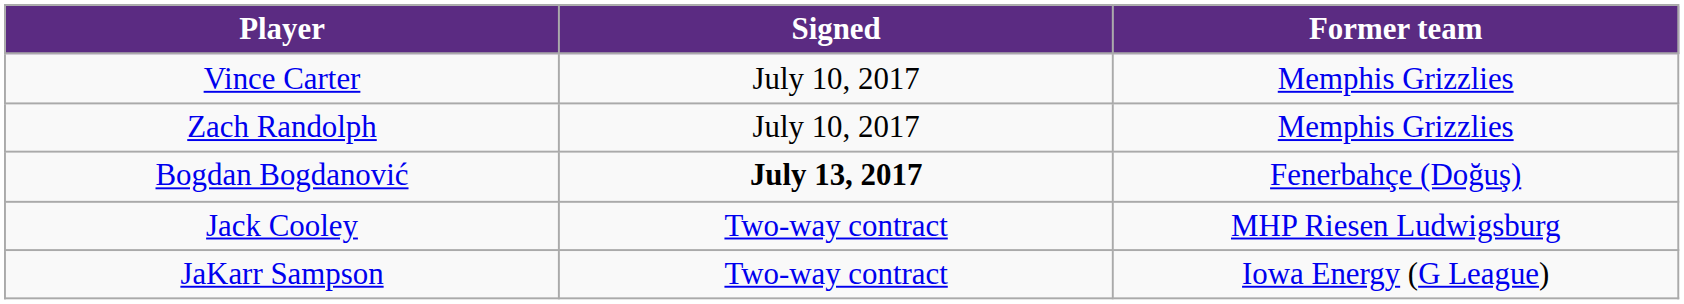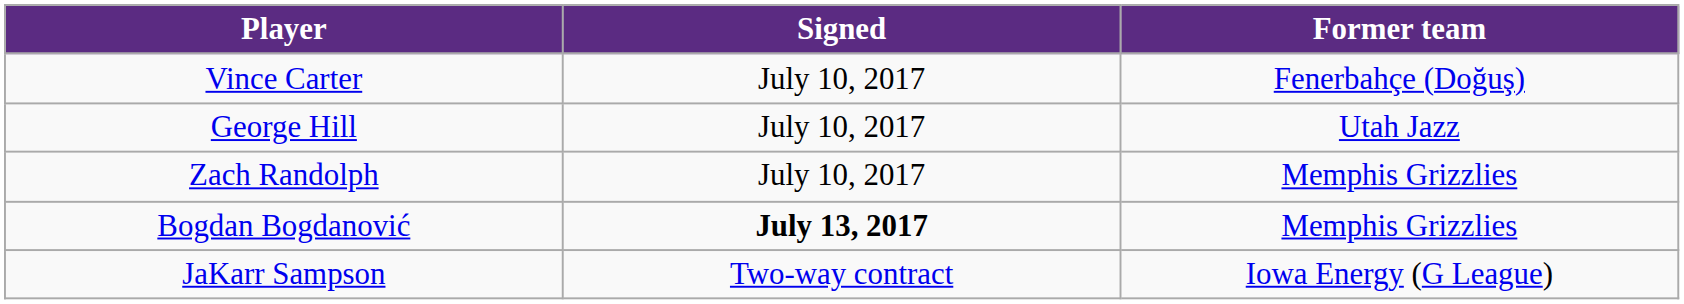(1396, 77) Memphis Grizzlies -> (1399, 77) Fenerbahçe (Doğuş)
+ row: (284, 126)
(1396, 175) Fenerbahçe (Doğuş) -> (1399, 224) Memphis Grizzlies
- row: (282, 224)
